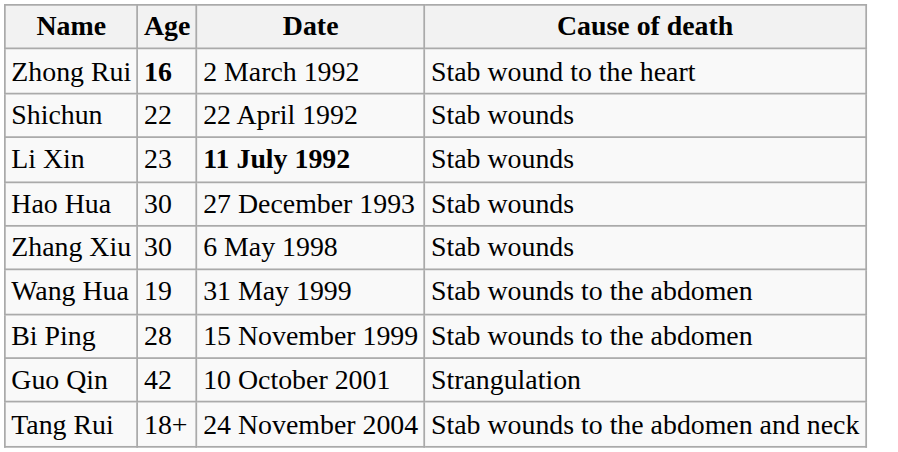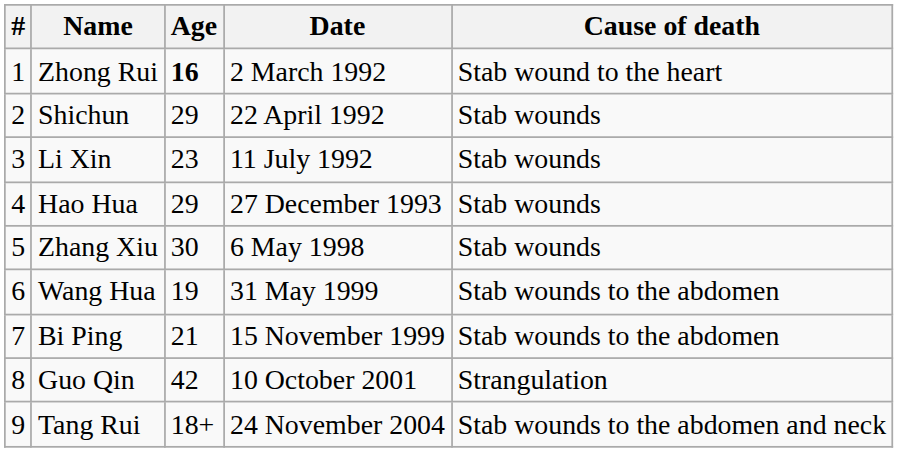+ column: (18, 26)
(158, 114) 22 -> (185, 114) 29
(277, 159) bold -> (301, 159) normal
(158, 203) 30 -> (185, 203) 29
(158, 335) 28 -> (185, 335) 21
